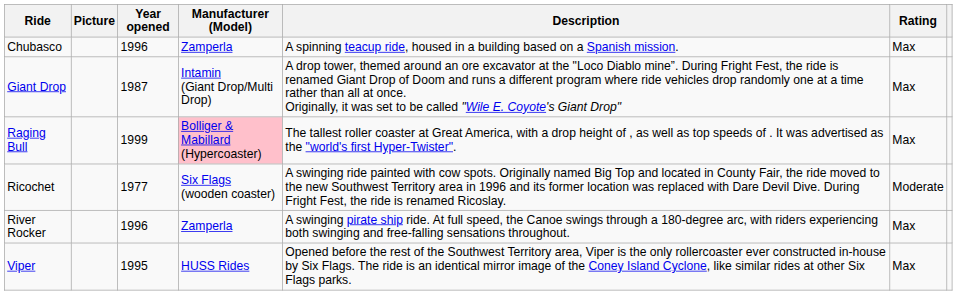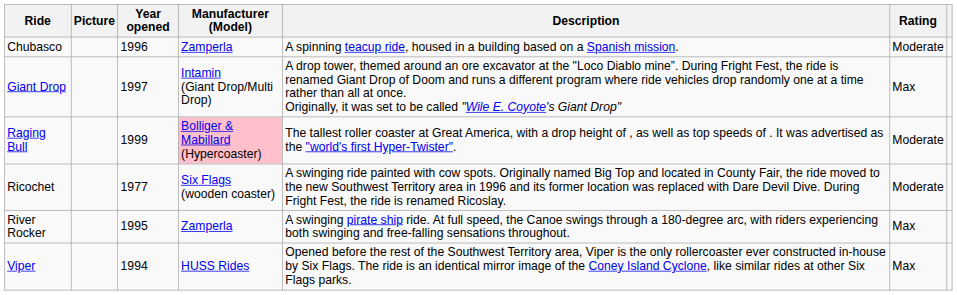(904, 47) Max -> (918, 47) Moderate
(134, 86) 1987 -> (134, 86) 1997
(904, 140) Max -> (918, 140) Moderate
(134, 226) 1996 -> (134, 226) 1995
(134, 266) 1995 -> (134, 266) 1994
